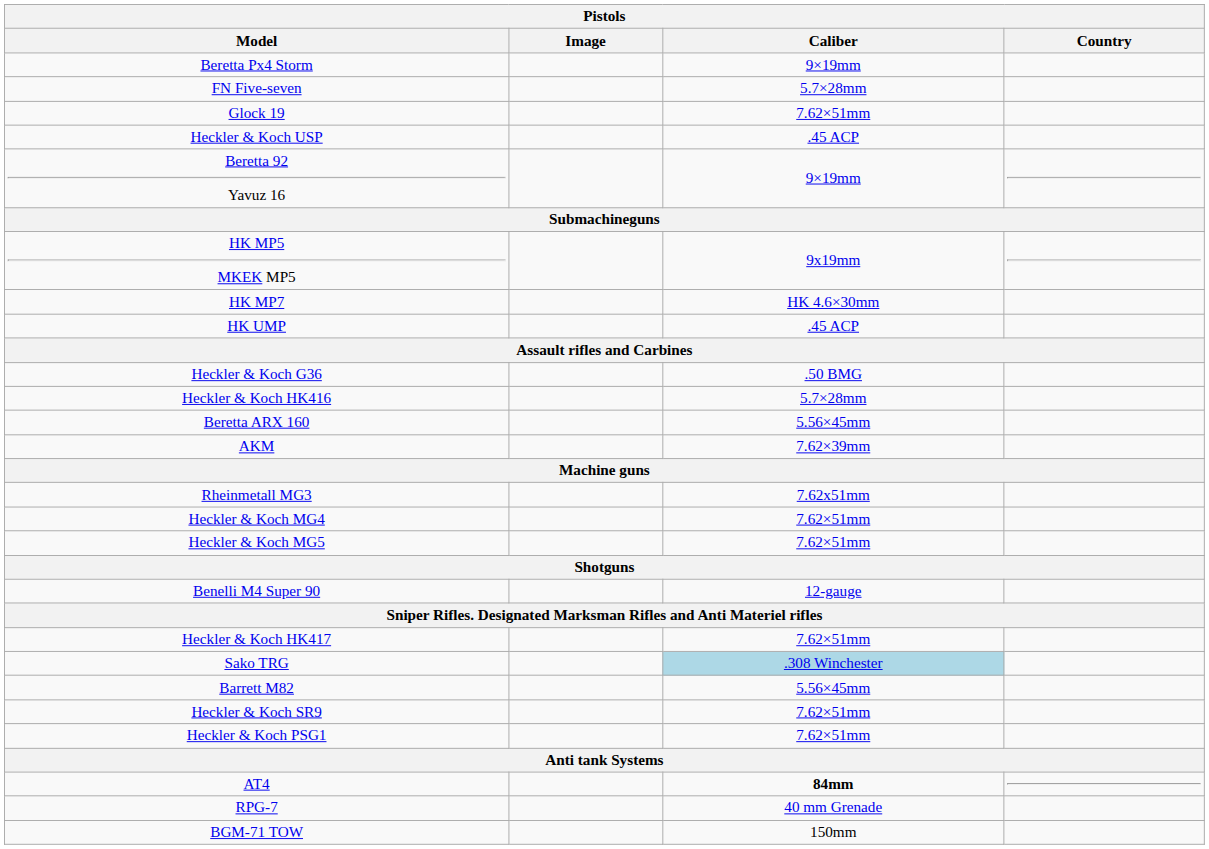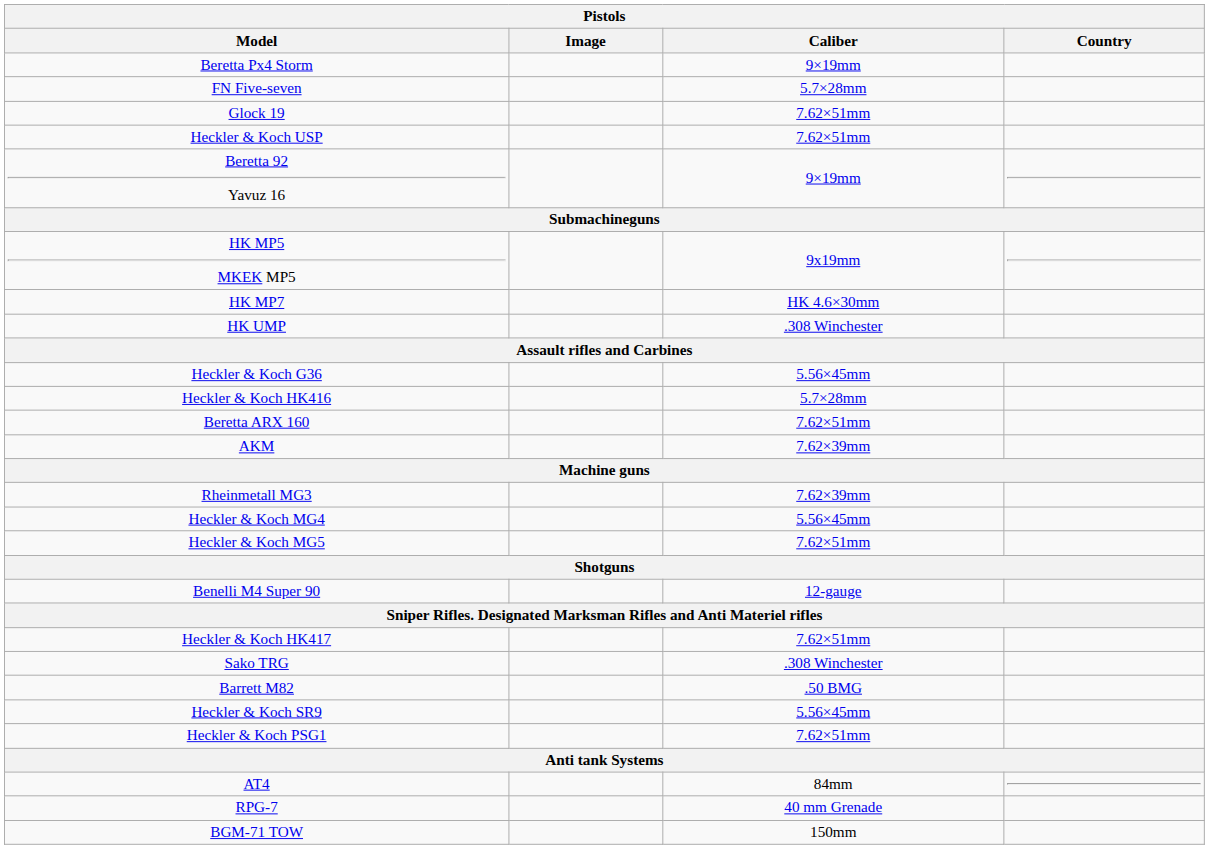(833, 137) .45 ACP -> (833, 137) 7.62×51mm
(833, 326) .45 ACP -> (833, 326) .308 Winchester
(833, 374) .50 BMG -> (833, 374) 5.56×45mm
(833, 422) 5.56×45mm -> (833, 422) 7.62×51mm
(833, 494) 7.62x51mm -> (833, 494) 7.62×39mm
(833, 518) 7.62×51mm -> (833, 518) 5.56×45mm
(833, 663) lightblue background -> (833, 663) no background
(833, 687) 5.56×45mm -> (833, 687) .50 BMG
(833, 711) 7.62×51mm -> (833, 711) 5.56×45mm
(833, 784) bold -> (833, 784) normal
